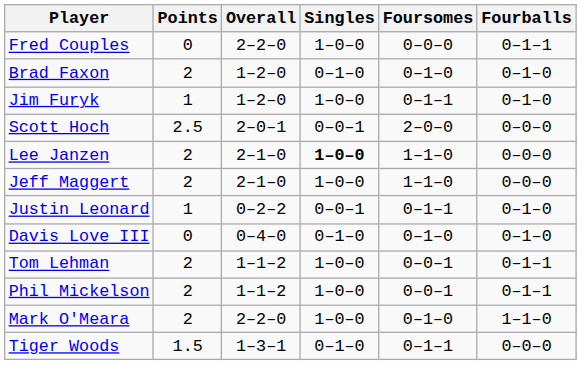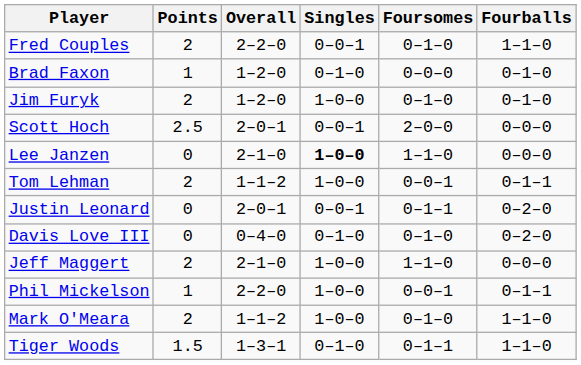(188, 46) 0 -> (188, 46) 2
(340, 46) 1–0–0 -> (340, 46) 0–0–1
(428, 46) 0–0–0 -> (428, 46) 0–1–0
(527, 46) 0–1–1 -> (527, 46) 1–1–0
(188, 73) 2 -> (188, 73) 1
(428, 73) 0–1–0 -> (428, 73) 0–0–0
(188, 100) 1 -> (188, 100) 2
(428, 100) 0–1–1 -> (428, 100) 0–1–0
(188, 155) 2 -> (188, 155) 0
rows swapped: (59, 264) <-> (69, 182)
(188, 210) 1 -> (188, 210) 0
(261, 210) 0–2–2 -> (261, 210) 2–0–1
(527, 210) 0–1–0 -> (527, 210) 0–2–0
(527, 237) 0–1–0 -> (527, 237) 0–2–0
(188, 292) 2 -> (188, 292) 1
(261, 292) 1–1–2 -> (261, 292) 2–2–0
(261, 319) 2–2–0 -> (261, 319) 1–1–2
(527, 346) 0–0–0 -> (527, 346) 1–1–0
